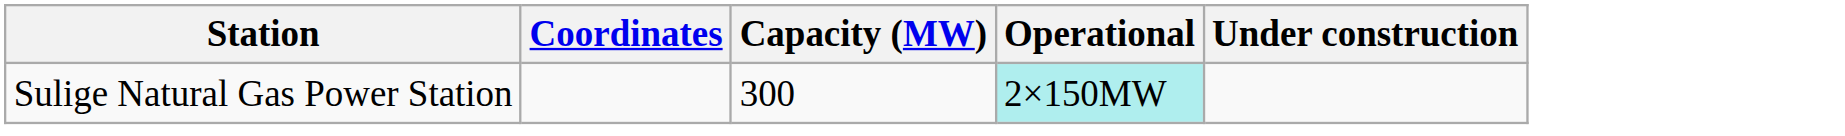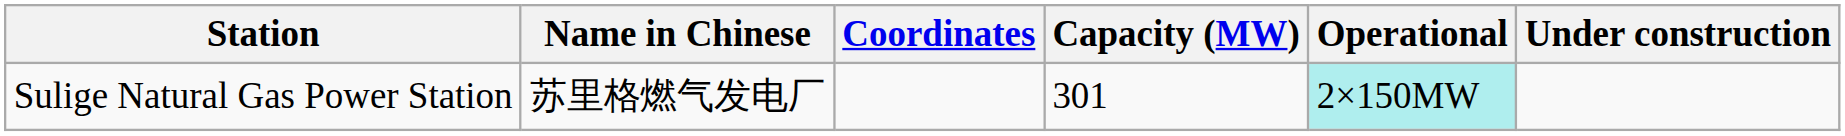+ column: (677, 33)
(767, 92) 300 -> (1080, 95) 301
